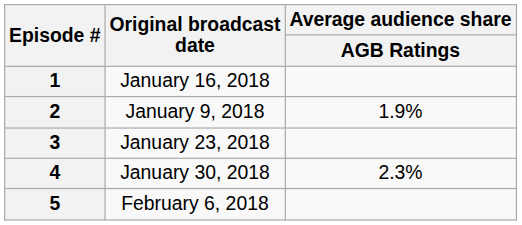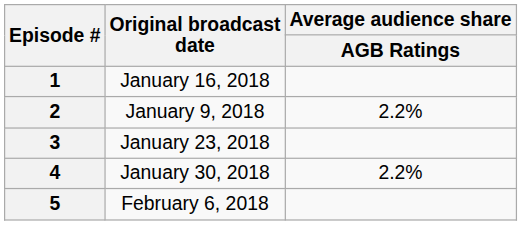(400, 111) 1.9% -> (400, 111) 2.2%
(400, 173) 2.3% -> (400, 173) 2.2%
